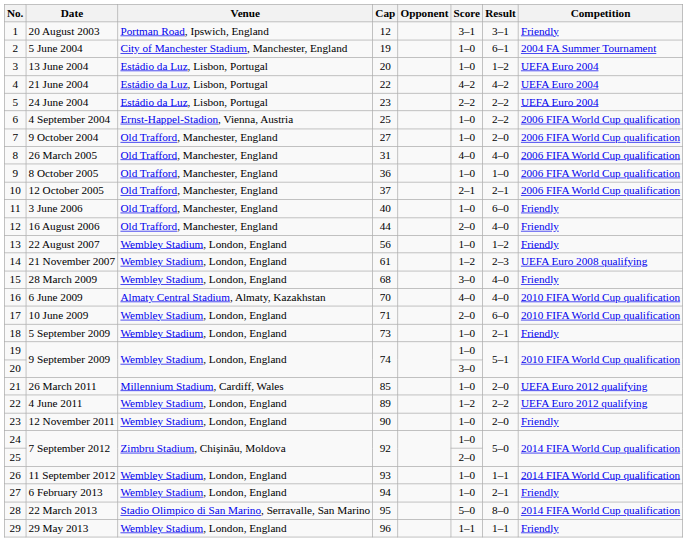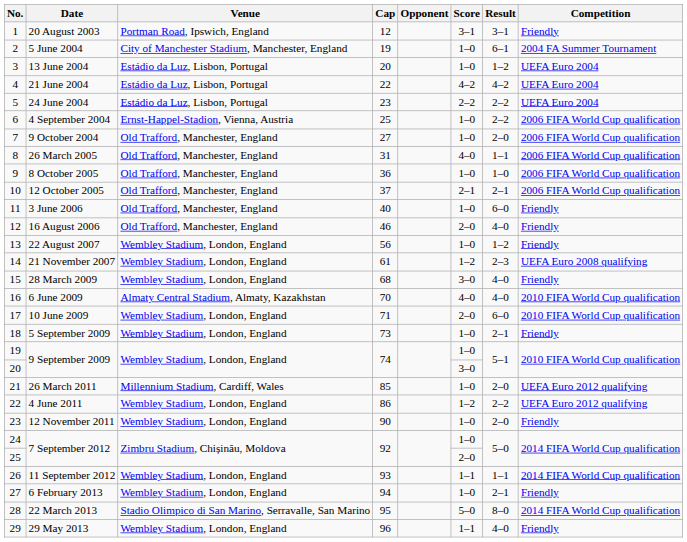(500, 155) 4–0 -> (500, 155) 1–1
(385, 226) 44 -> (385, 226) 46
(385, 404) 89 -> (385, 404) 86
(467, 475) 1–0 -> (467, 475) 1–1
(500, 528) 1–1 -> (500, 528) 4–0
